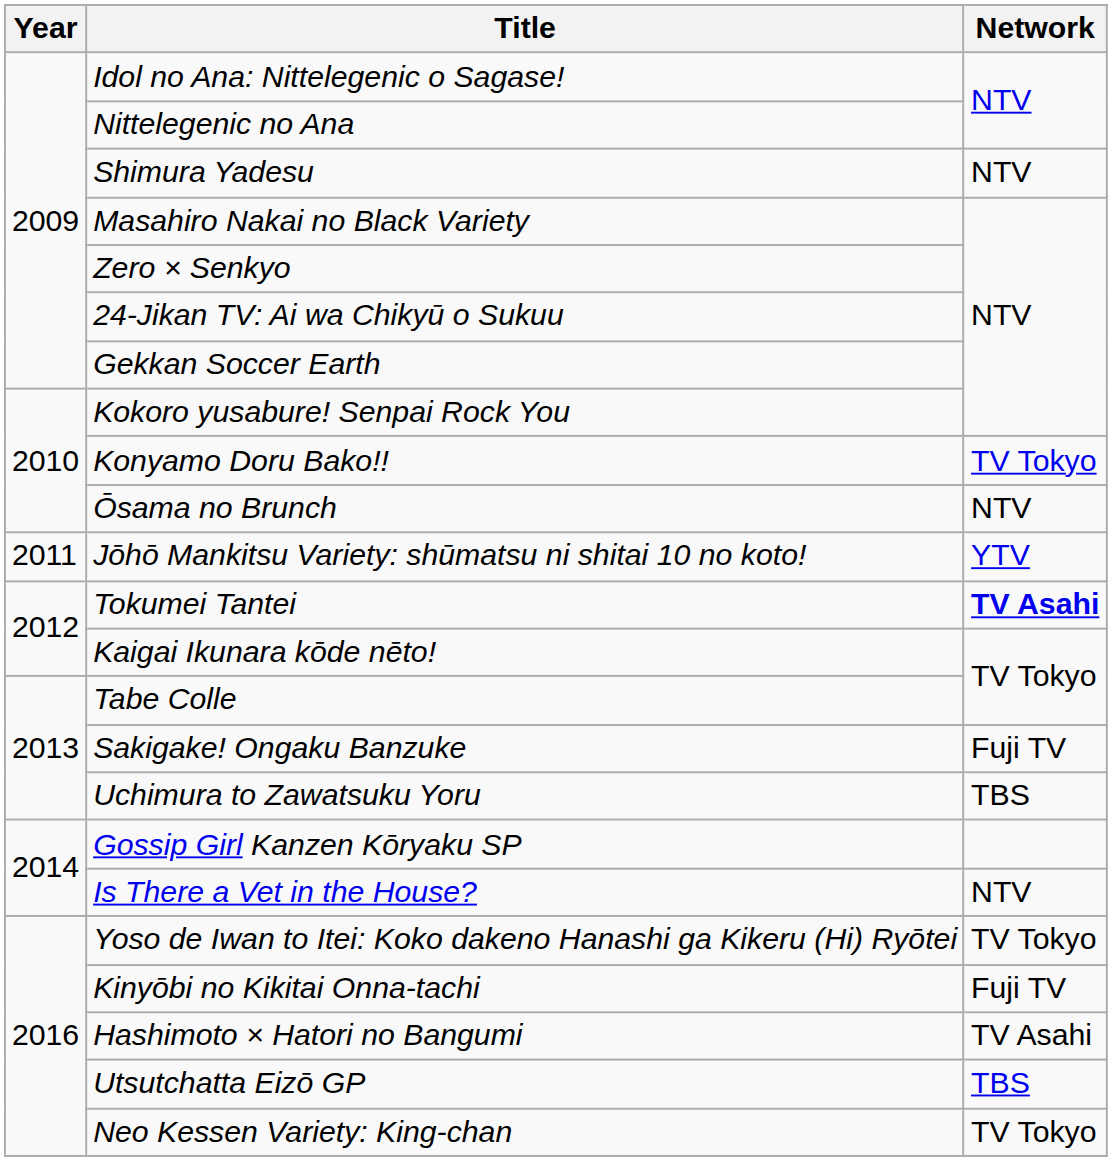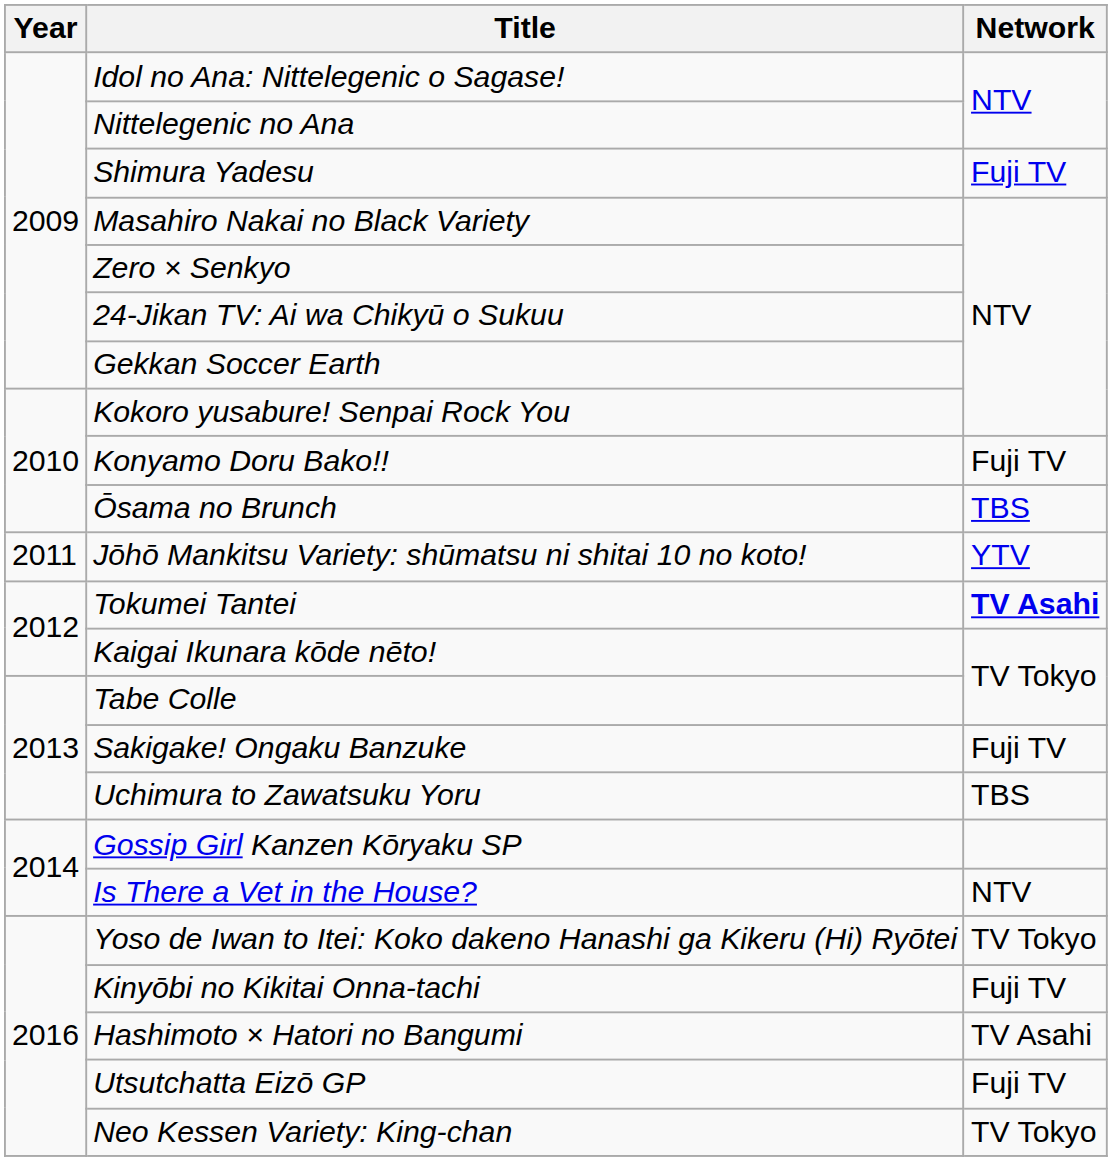(1001, 172) NTV -> (1019, 172) Fuji TV
(1034, 460) TV Tokyo -> (1019, 460) Fuji TV
(1001, 508) NTV -> (1000, 508) TBS
(1000, 1083) TBS -> (1019, 1083) Fuji TV
